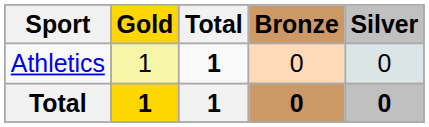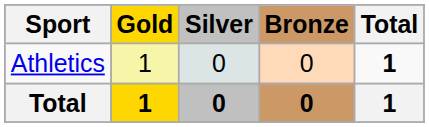columns swapped: (384, 24) <-> (214, 24)
